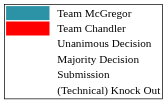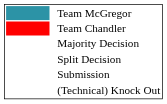- row: (104, 44)
+ row: (89, 59)
